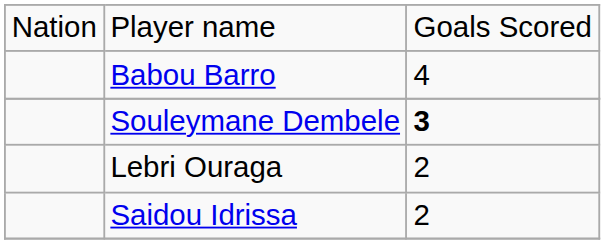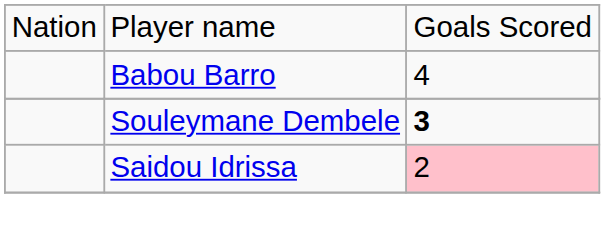- row: (196, 167)
(422, 214) no background -> (422, 167) pink background
